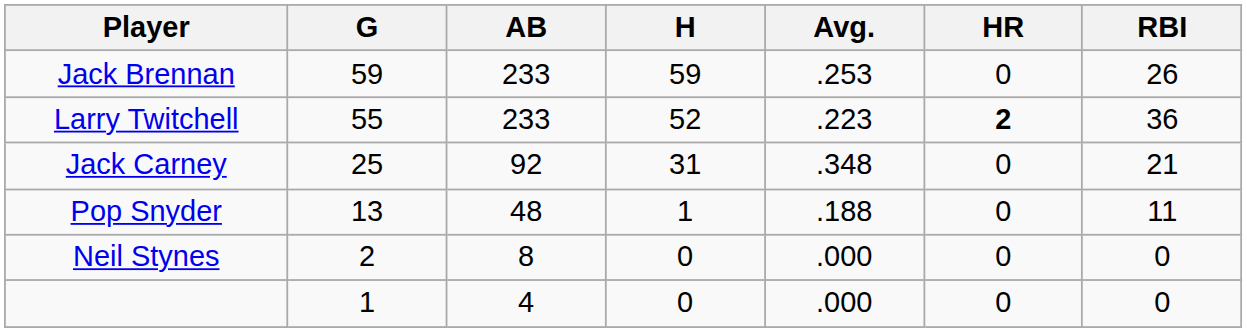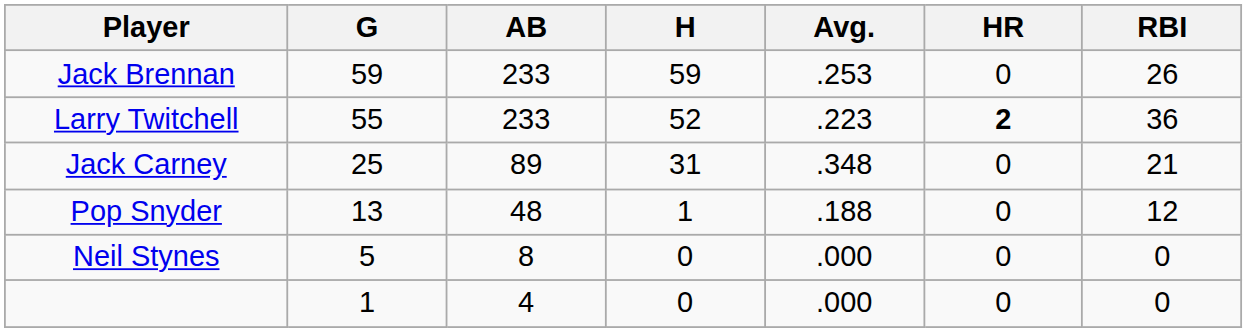(526, 165) 92 -> (526, 165) 89
(1162, 211) 11 -> (1162, 211) 12
(367, 257) 2 -> (367, 257) 5
